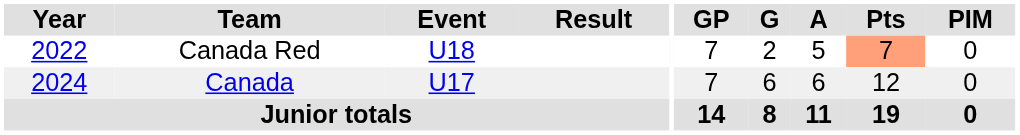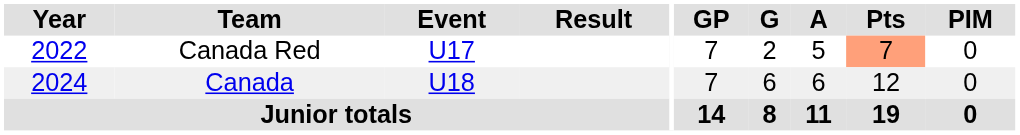(452, 51) U18 -> (452, 51) U17
(452, 82) U17 -> (452, 82) U18
